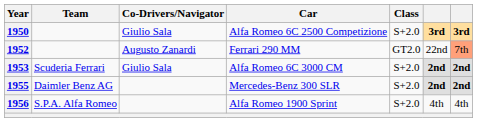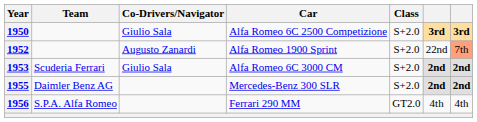(265, 50) Ferrari 290 MM -> (283, 50) Alfa Romeo 1900 Sprint
(406, 50) GT2.0 -> (406, 50) S+2.0
(283, 104) Alfa Romeo 1900 Sprint -> (265, 104) Ferrari 290 MM
(406, 104) S+2.0 -> (406, 104) GT2.0
